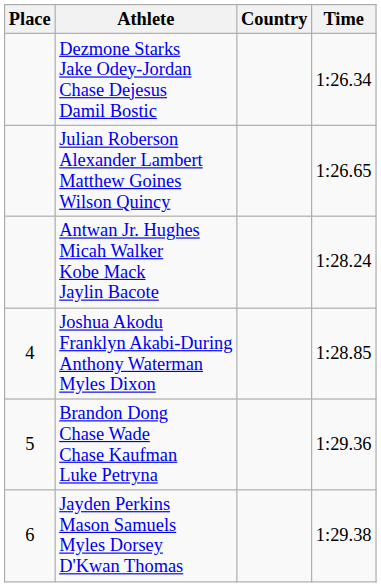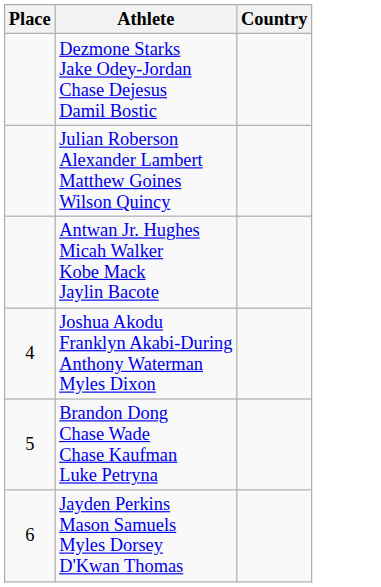- column: (344, 19)
